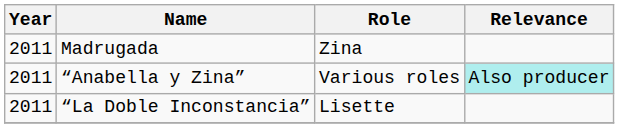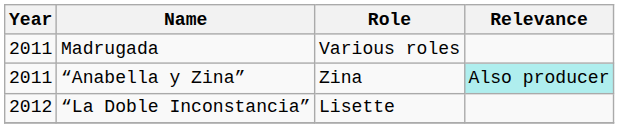(341, 49) Zina -> (389, 49) Various roles
(389, 78) Various roles -> (341, 78) Zina
(31, 108) 2011 -> (31, 108) 2012
